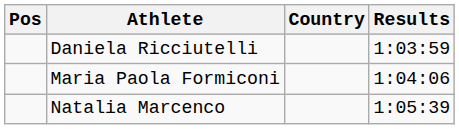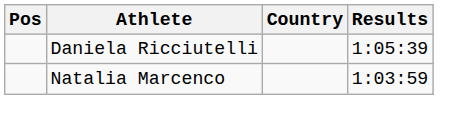(412, 49) 1:03:59 -> (390, 49) 1:05:39
- row: (165, 79)
(412, 109) 1:05:39 -> (390, 79) 1:03:59
